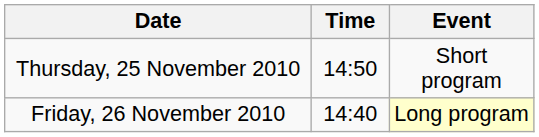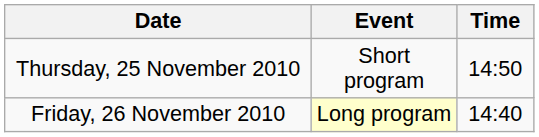columns swapped: (350, 21) <-> (462, 21)
